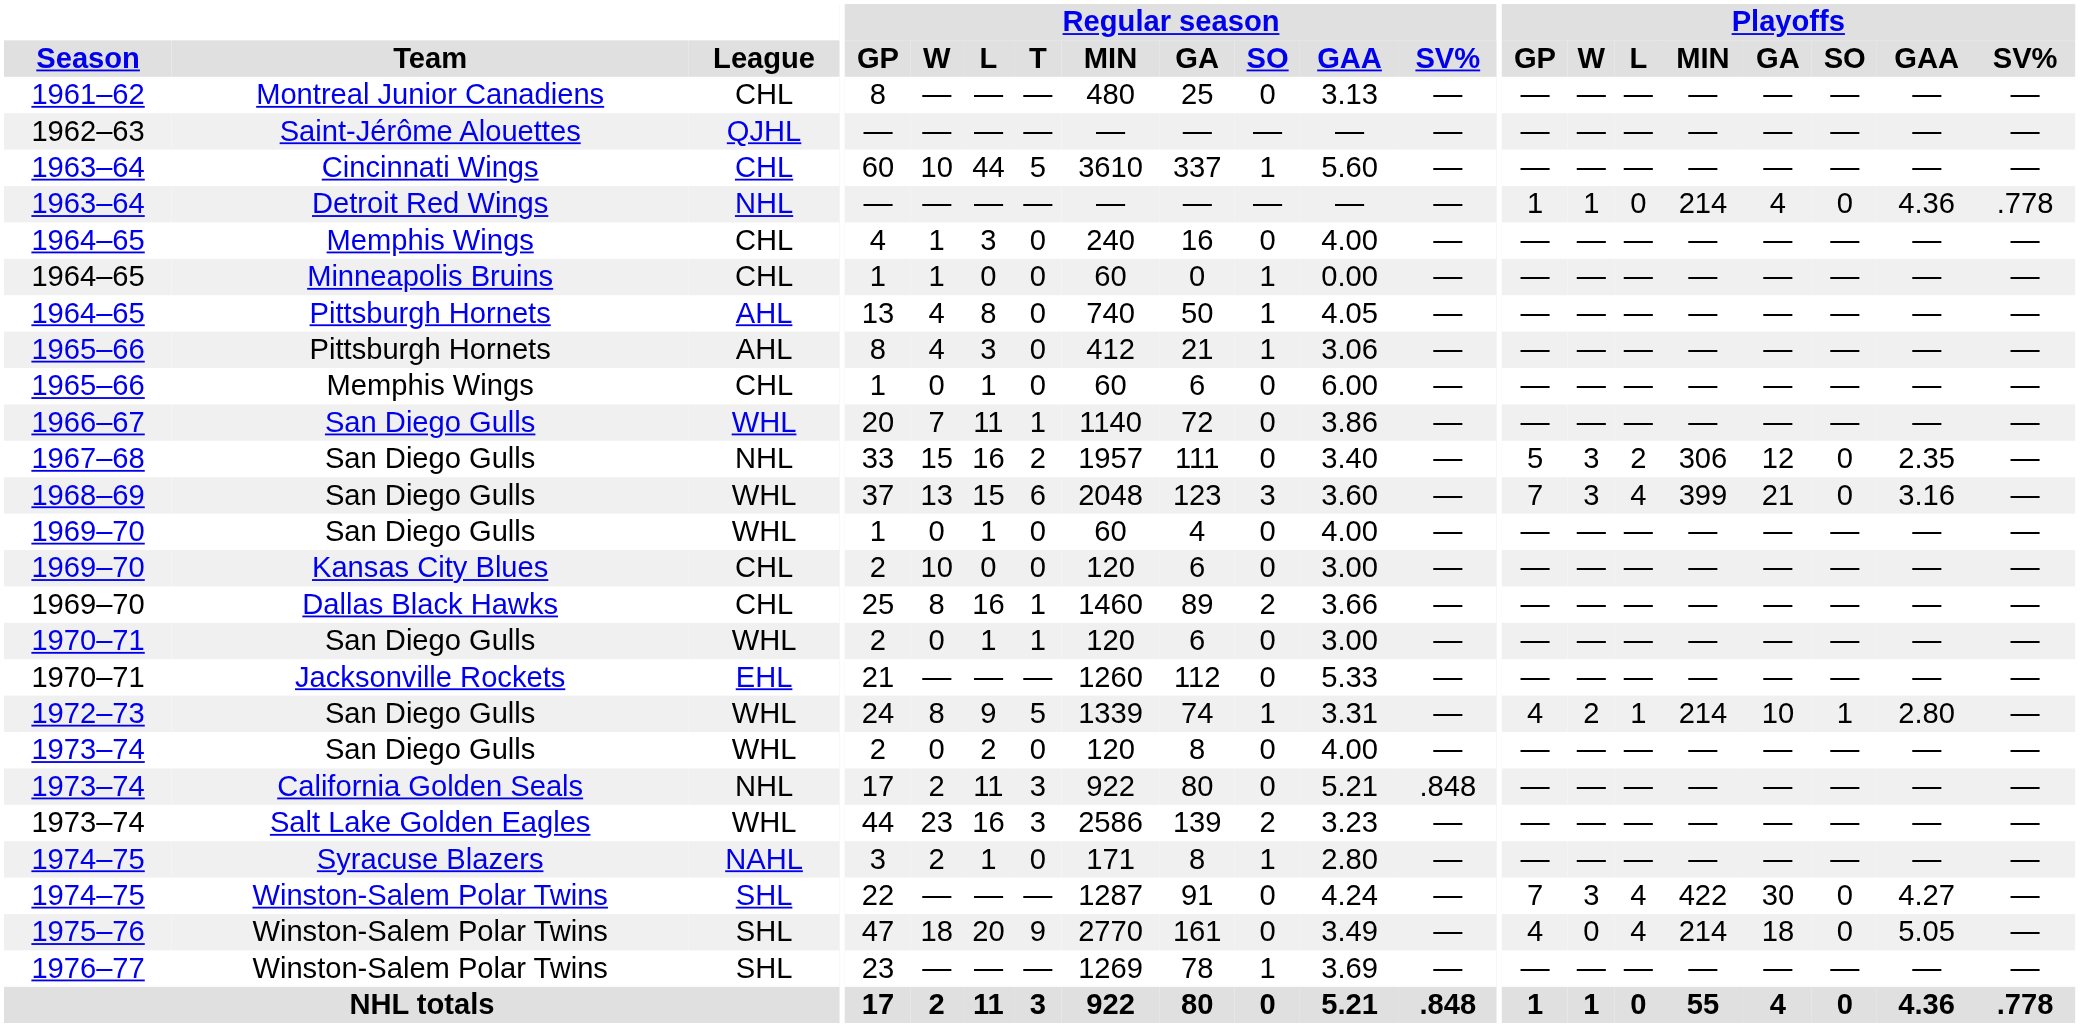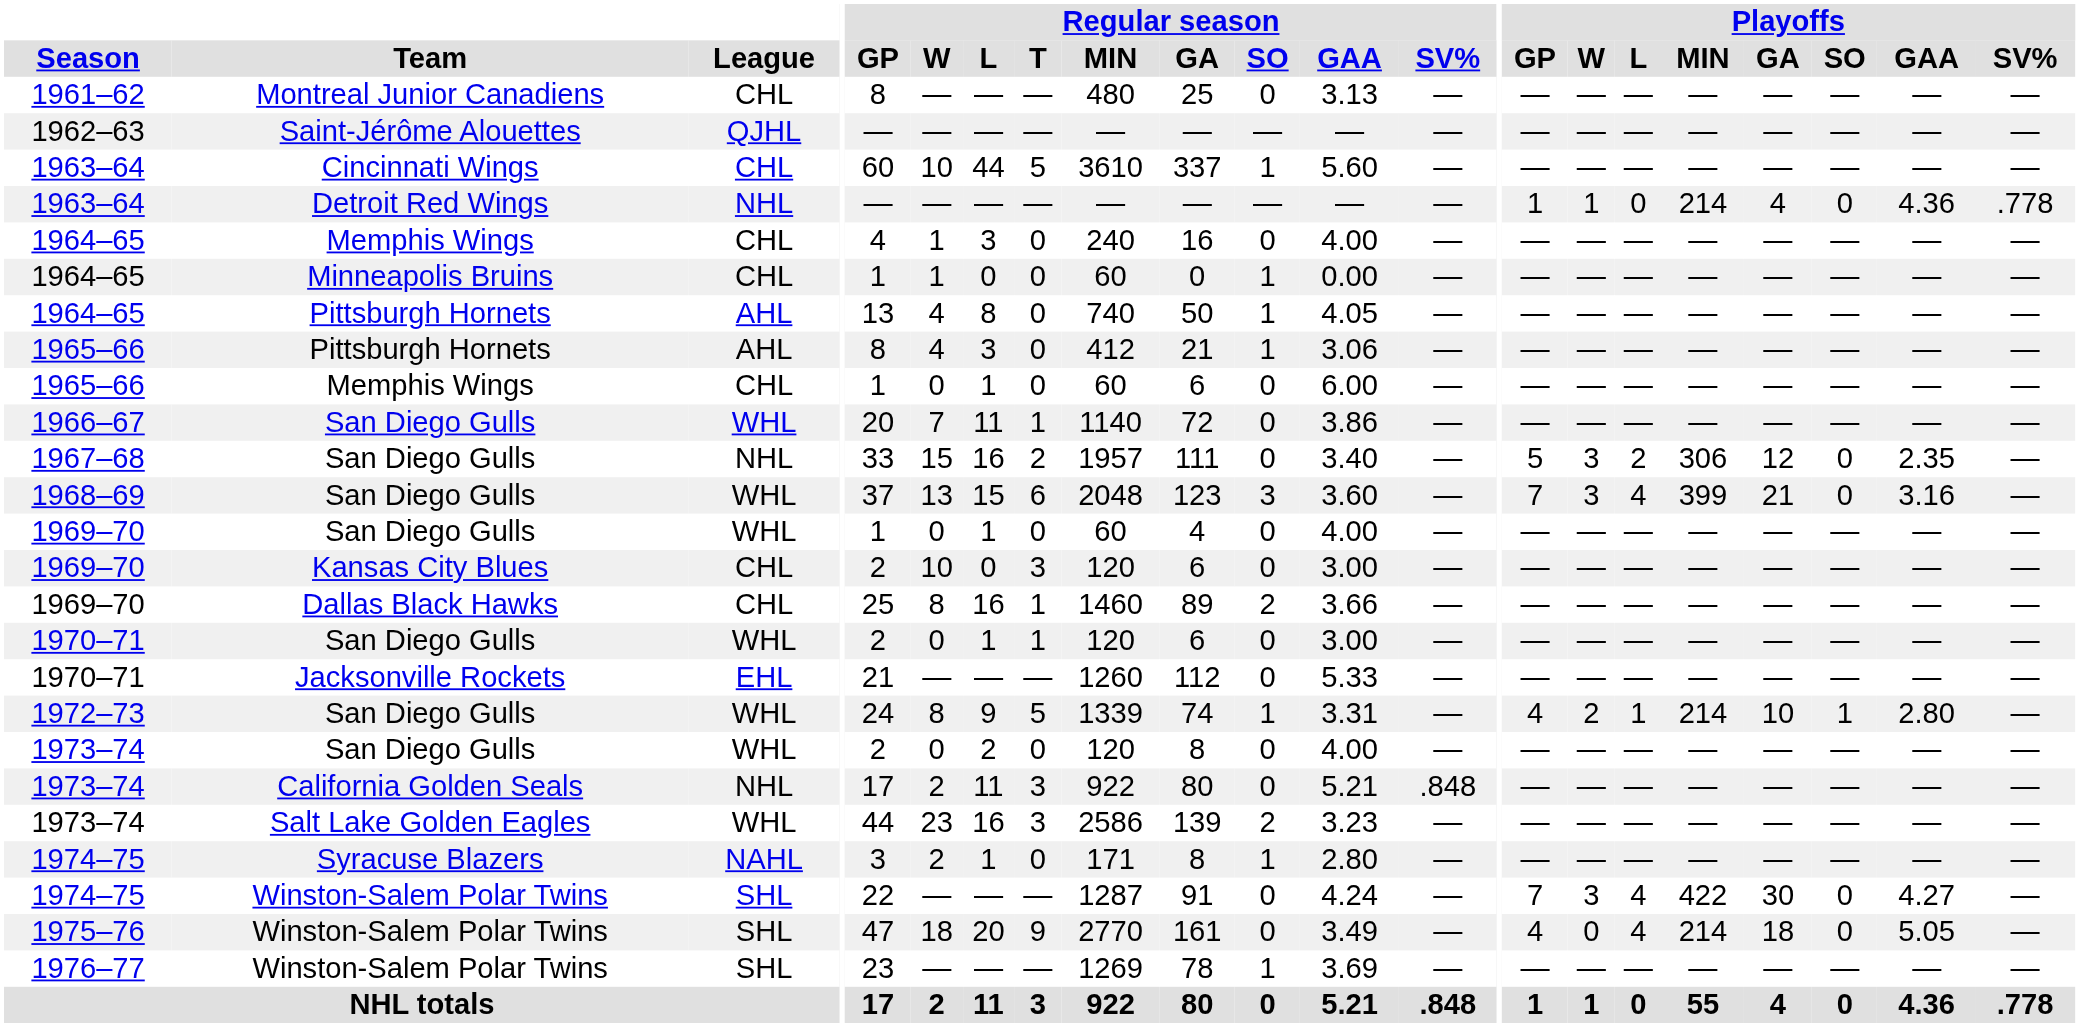(1038, 567) 0 -> (1038, 567) 3
